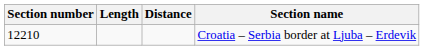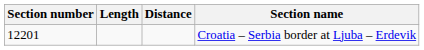(23, 34) 12210 -> (23, 34) 12201
